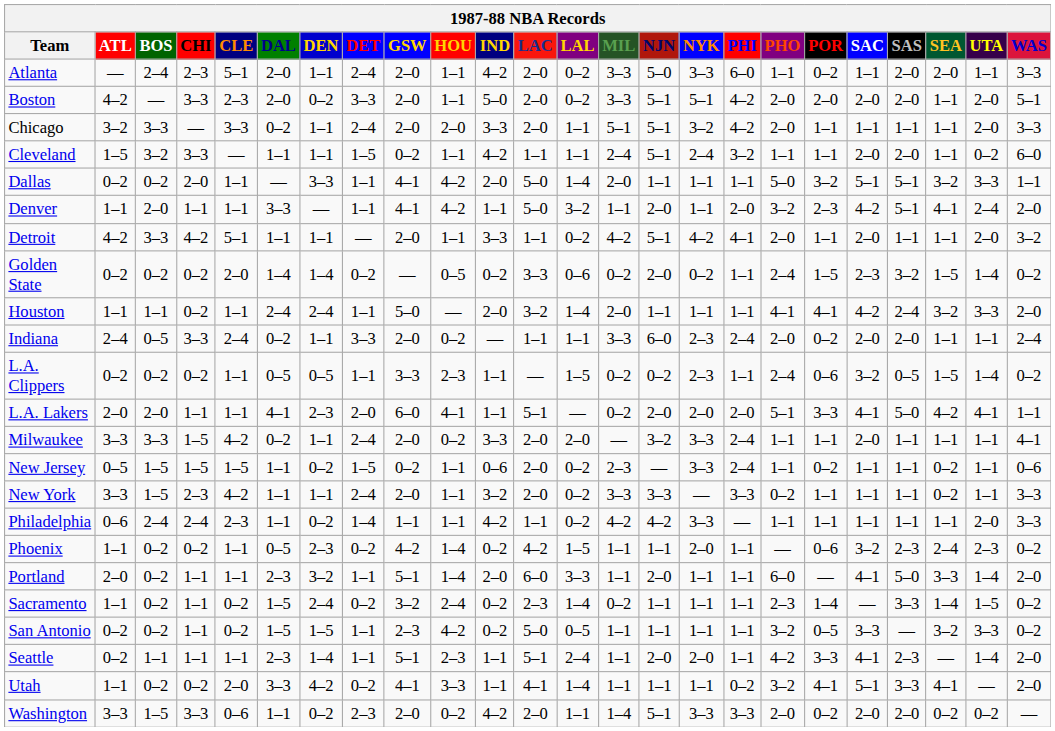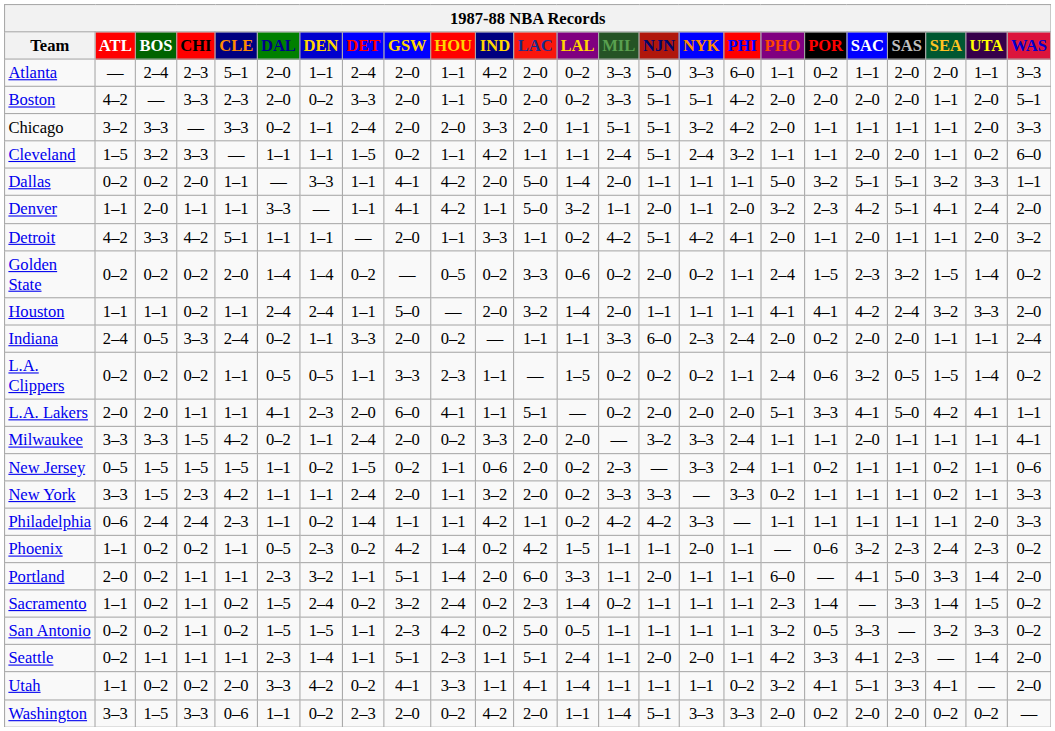(701, 375) 2–3 -> (701, 375) 0–2
